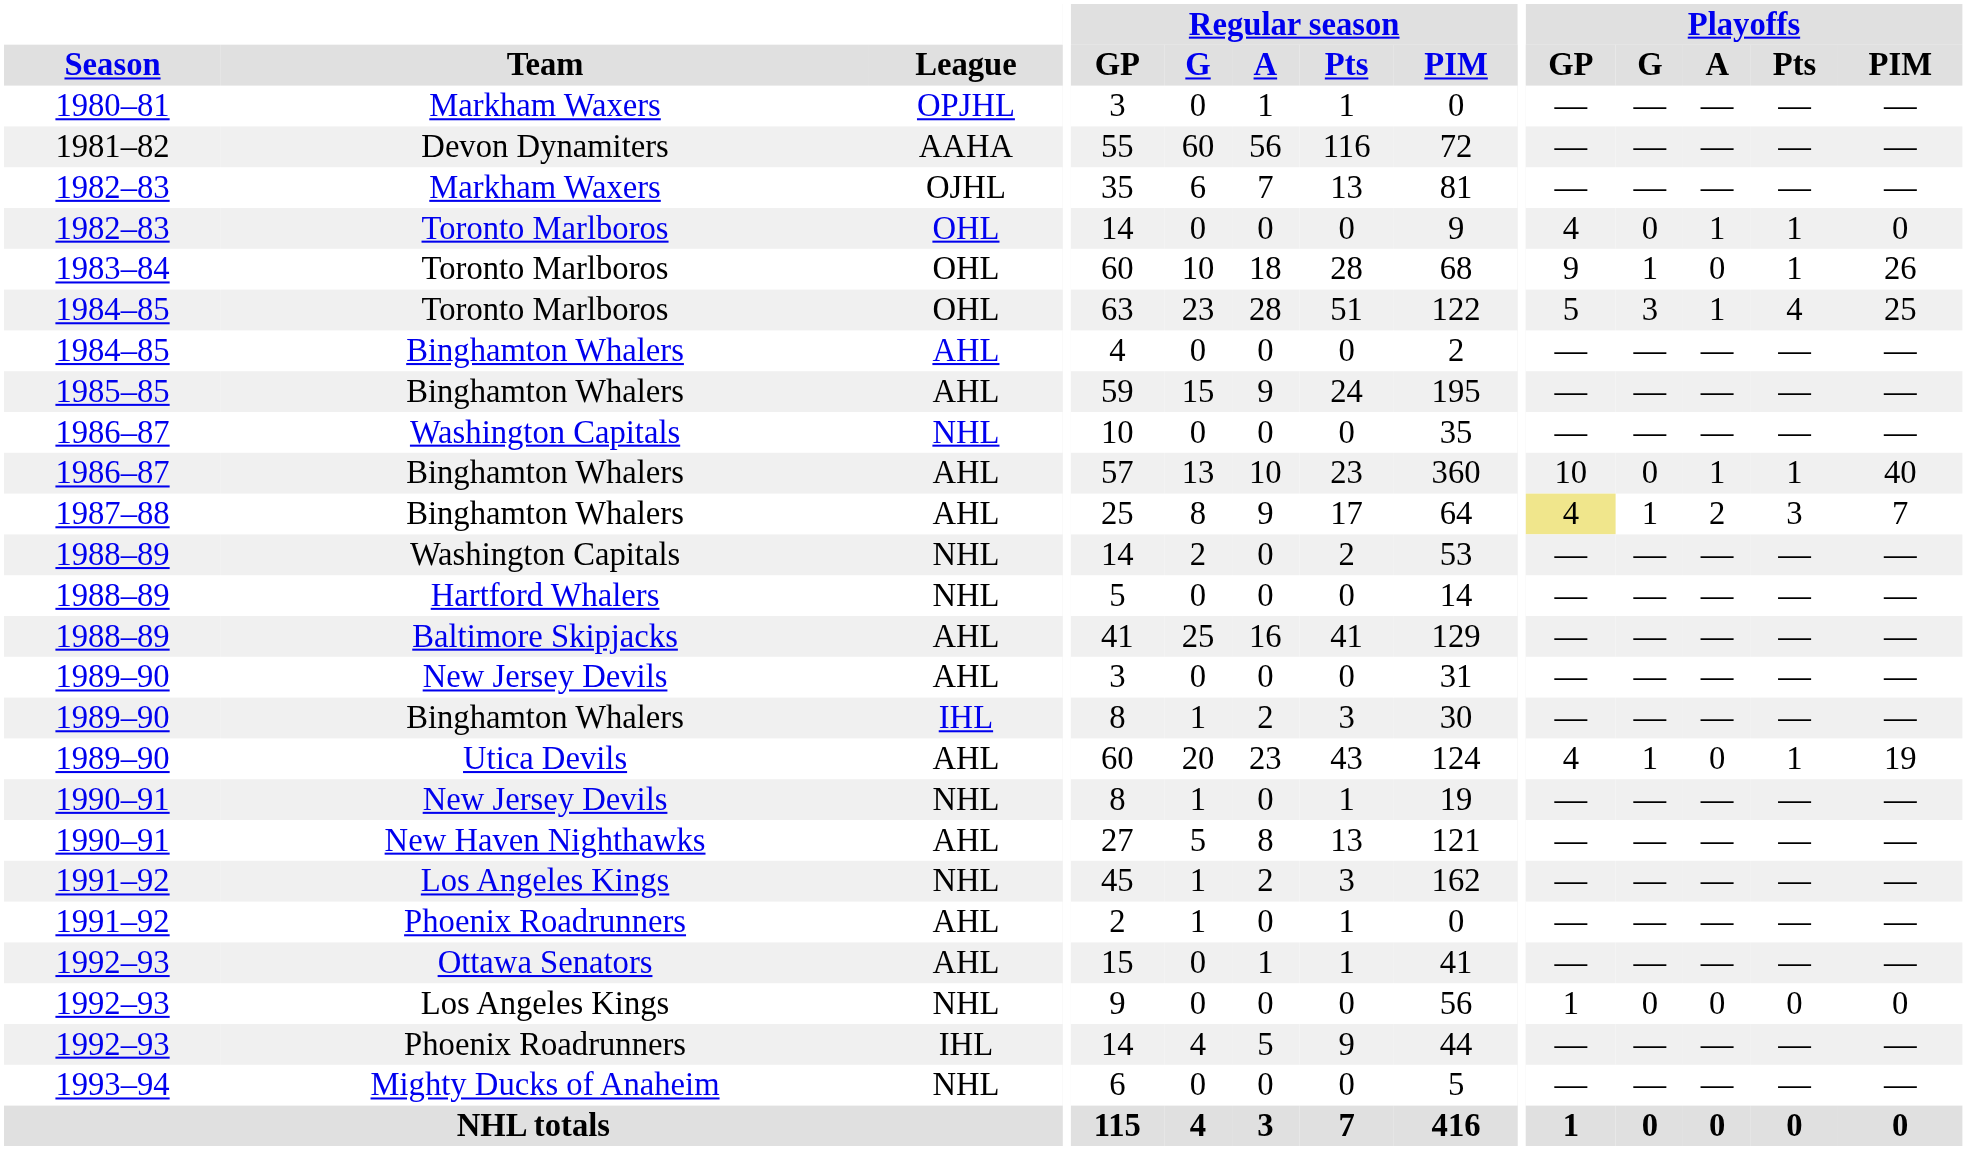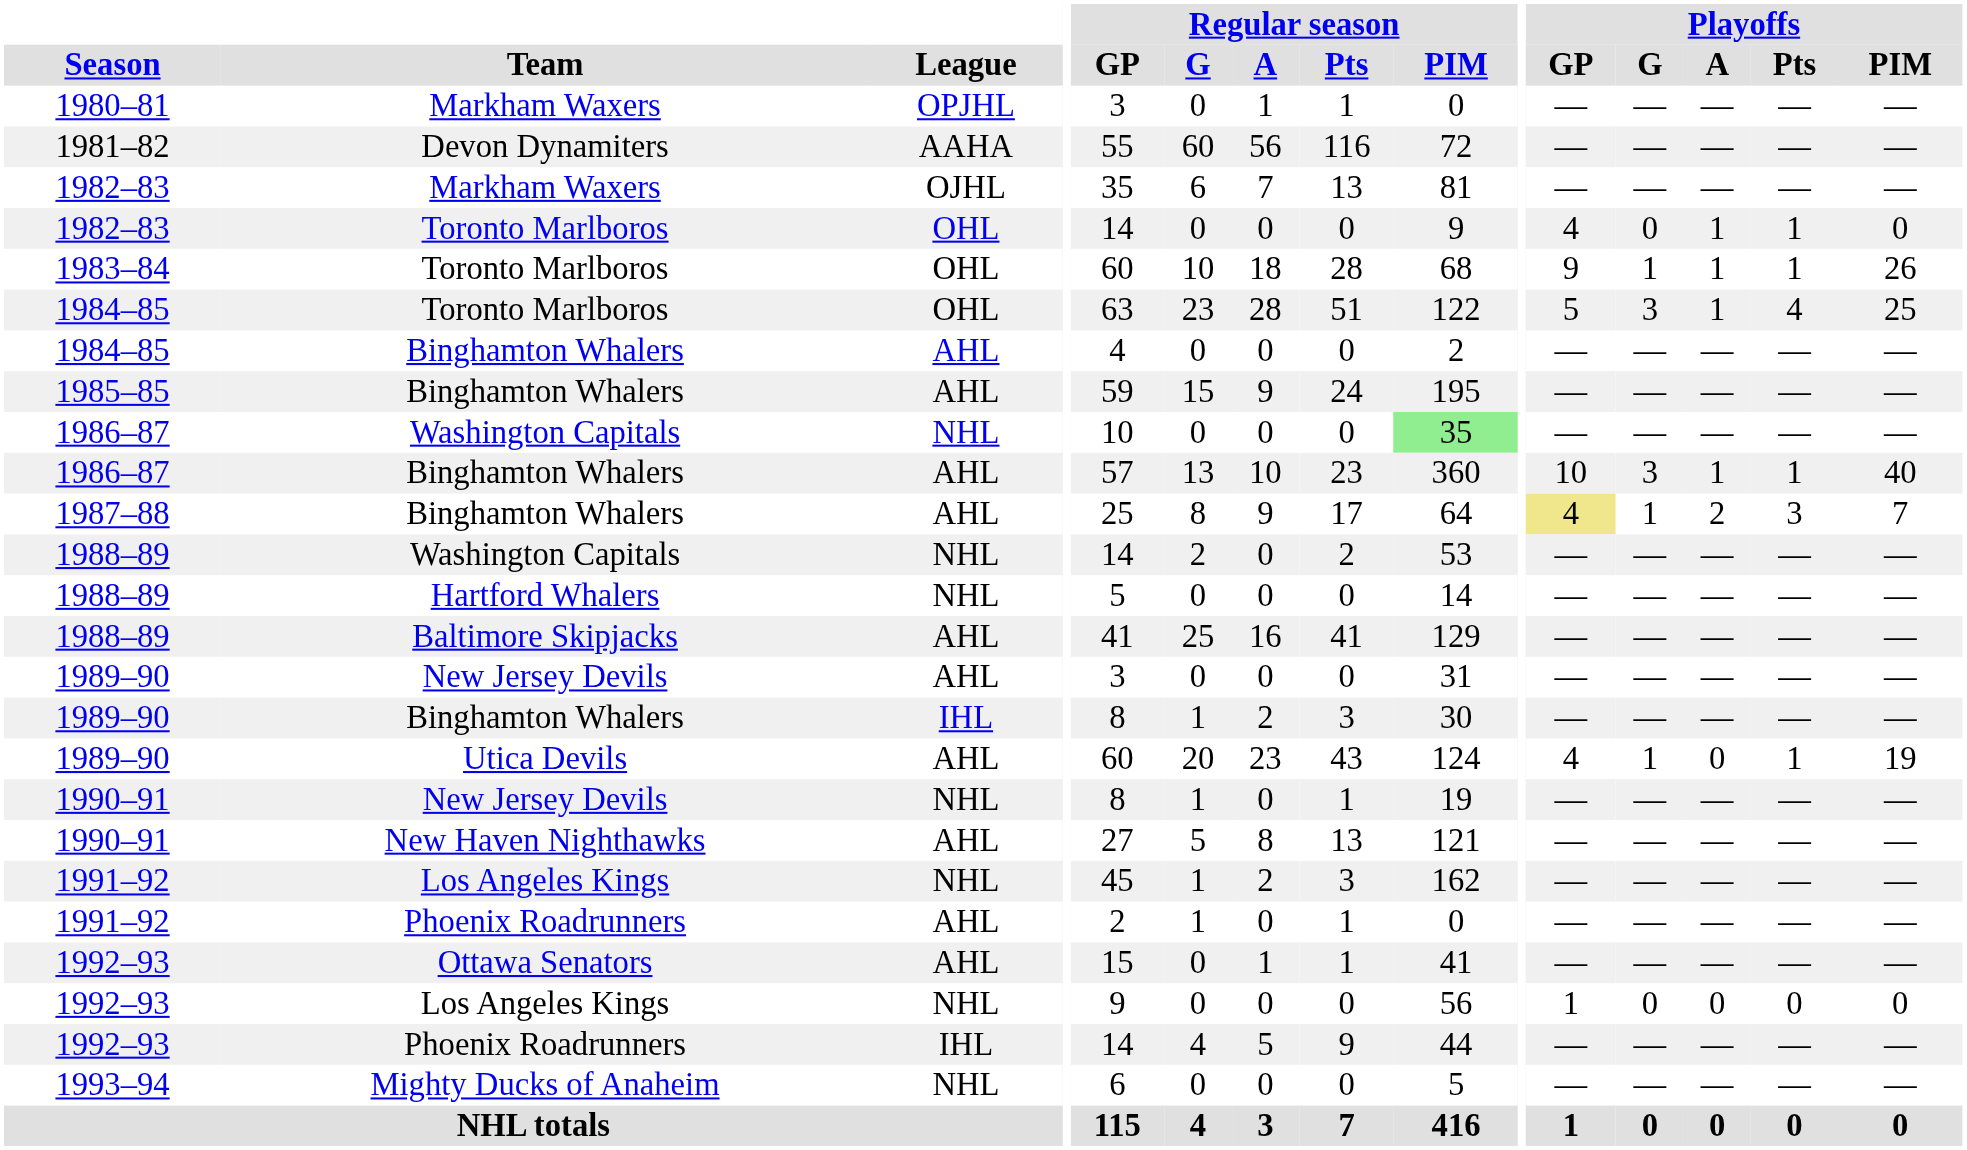(1717, 268) 0 -> (1717, 268) 1
(1456, 431) no background -> (1456, 431) lightgreen background
(1650, 472) 0 -> (1650, 472) 3
